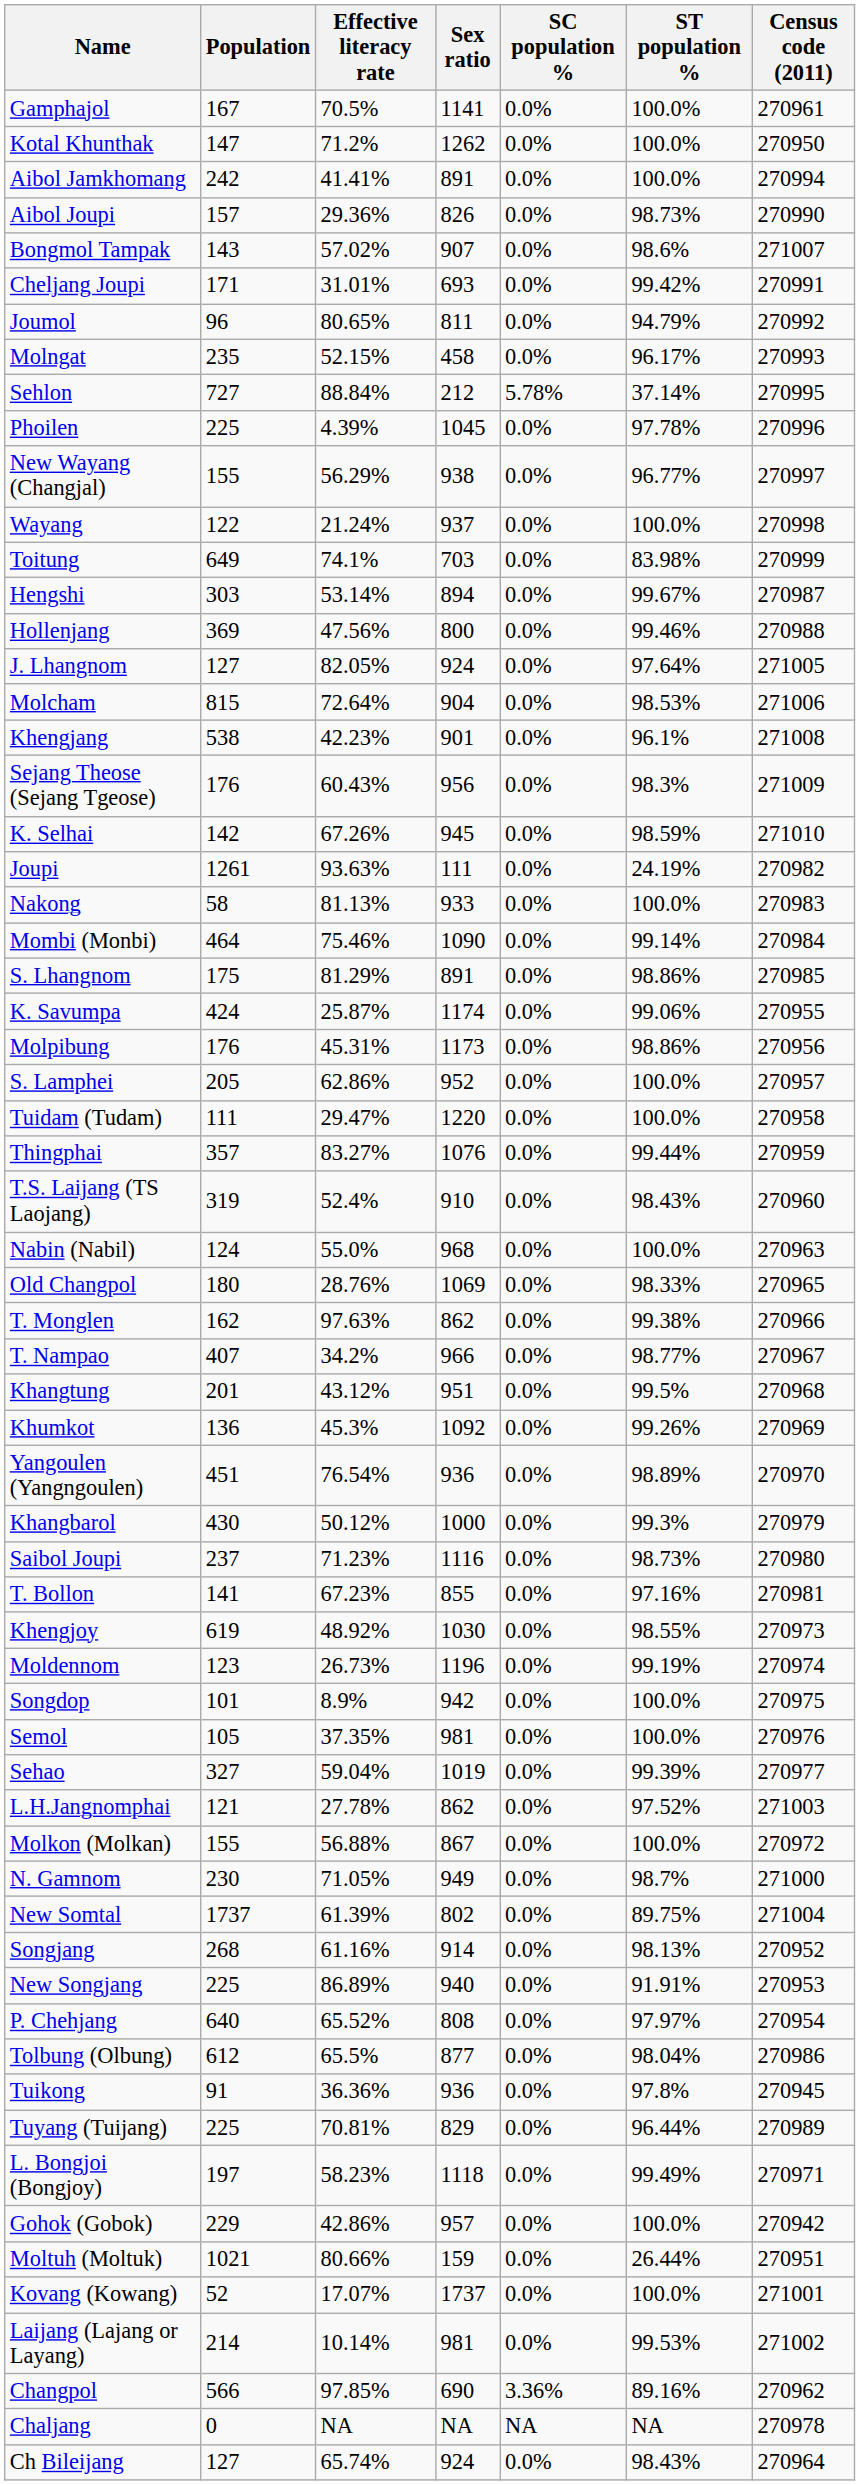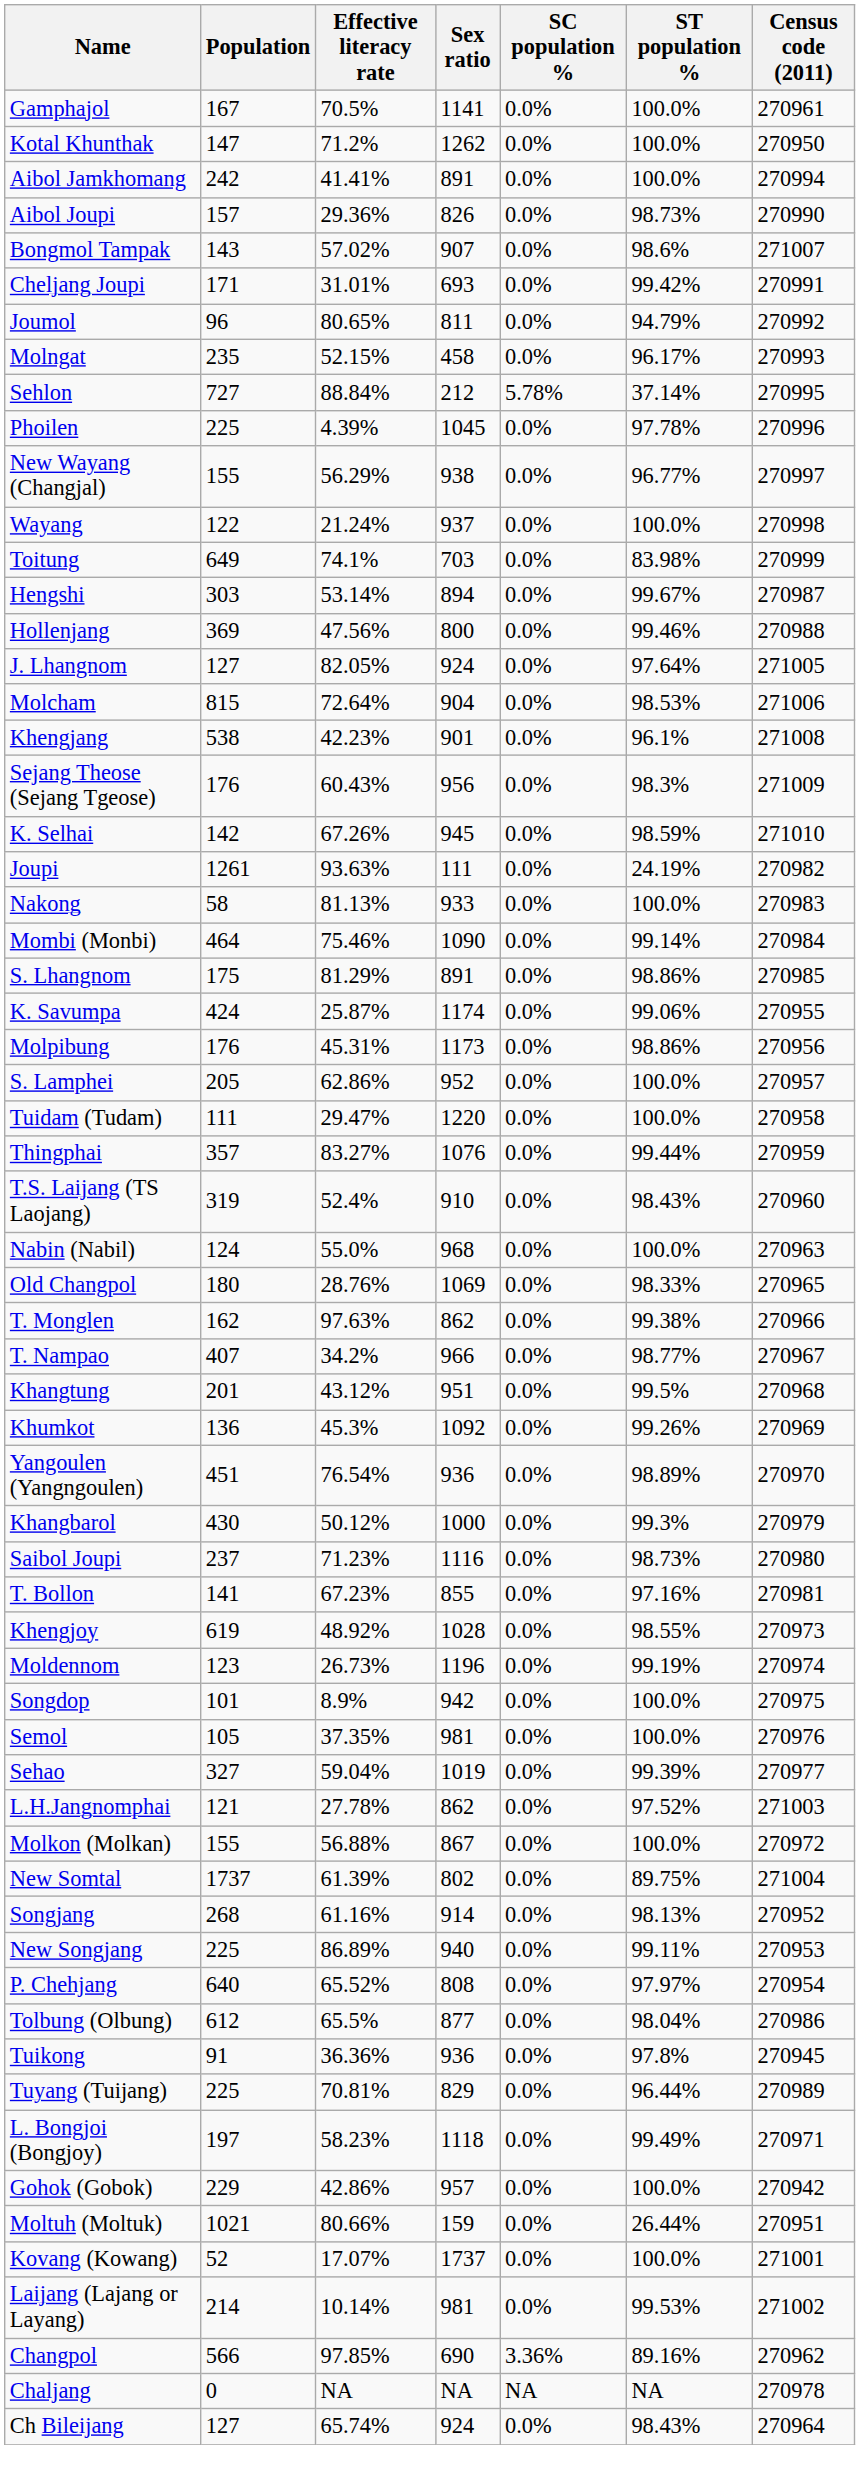(463, 1629) 1030 -> (463, 1629) 1028
- row: (65, 1878)
(666, 1985) 91.91% -> (666, 1949) 99.11%
